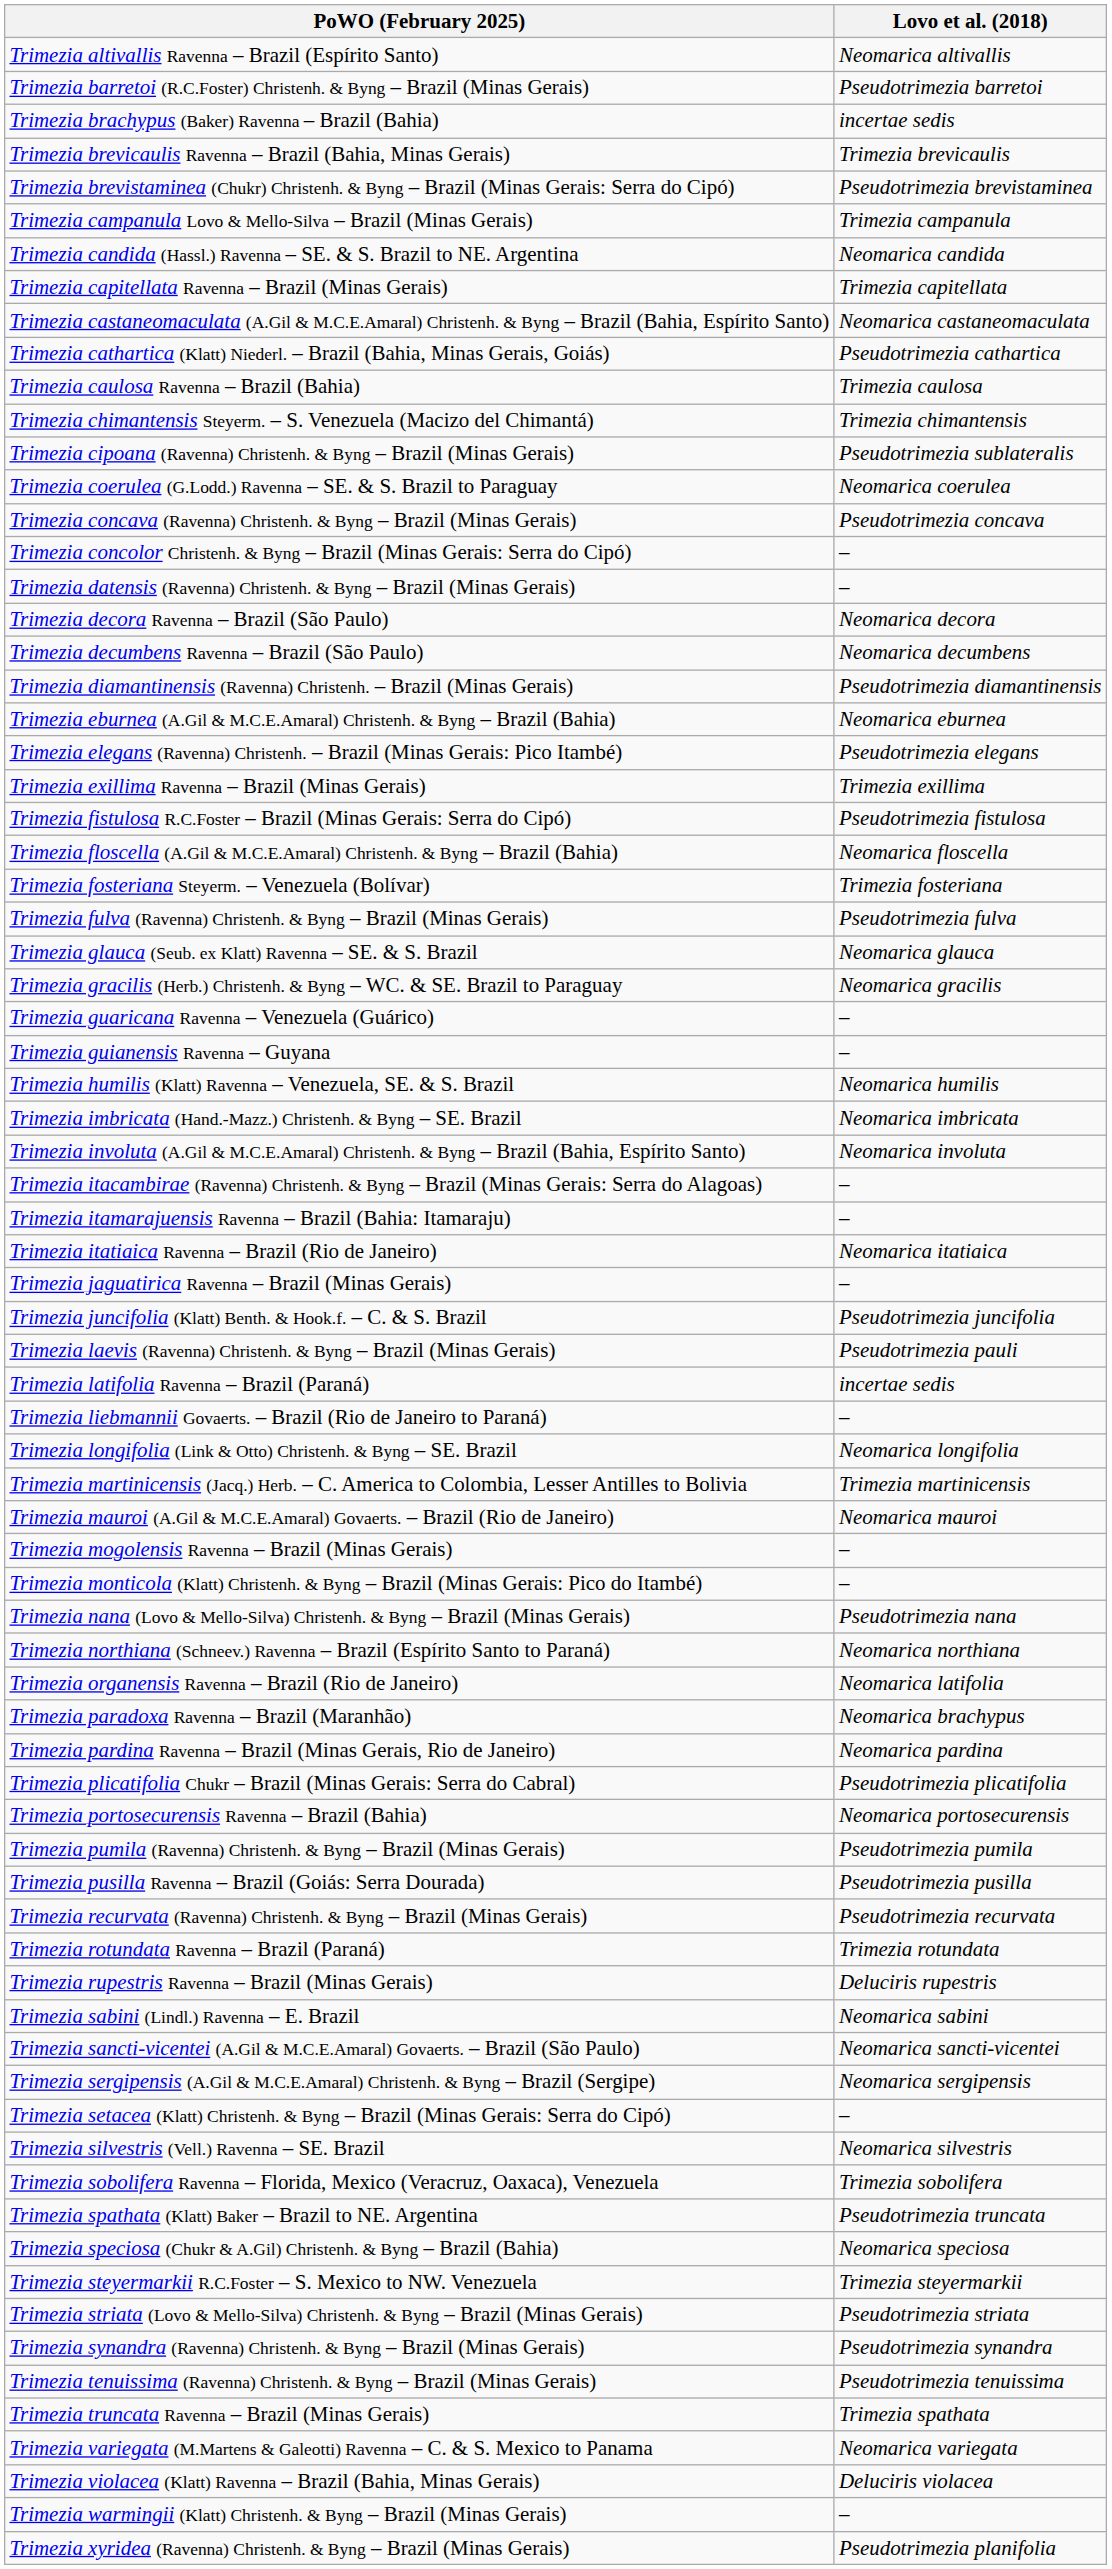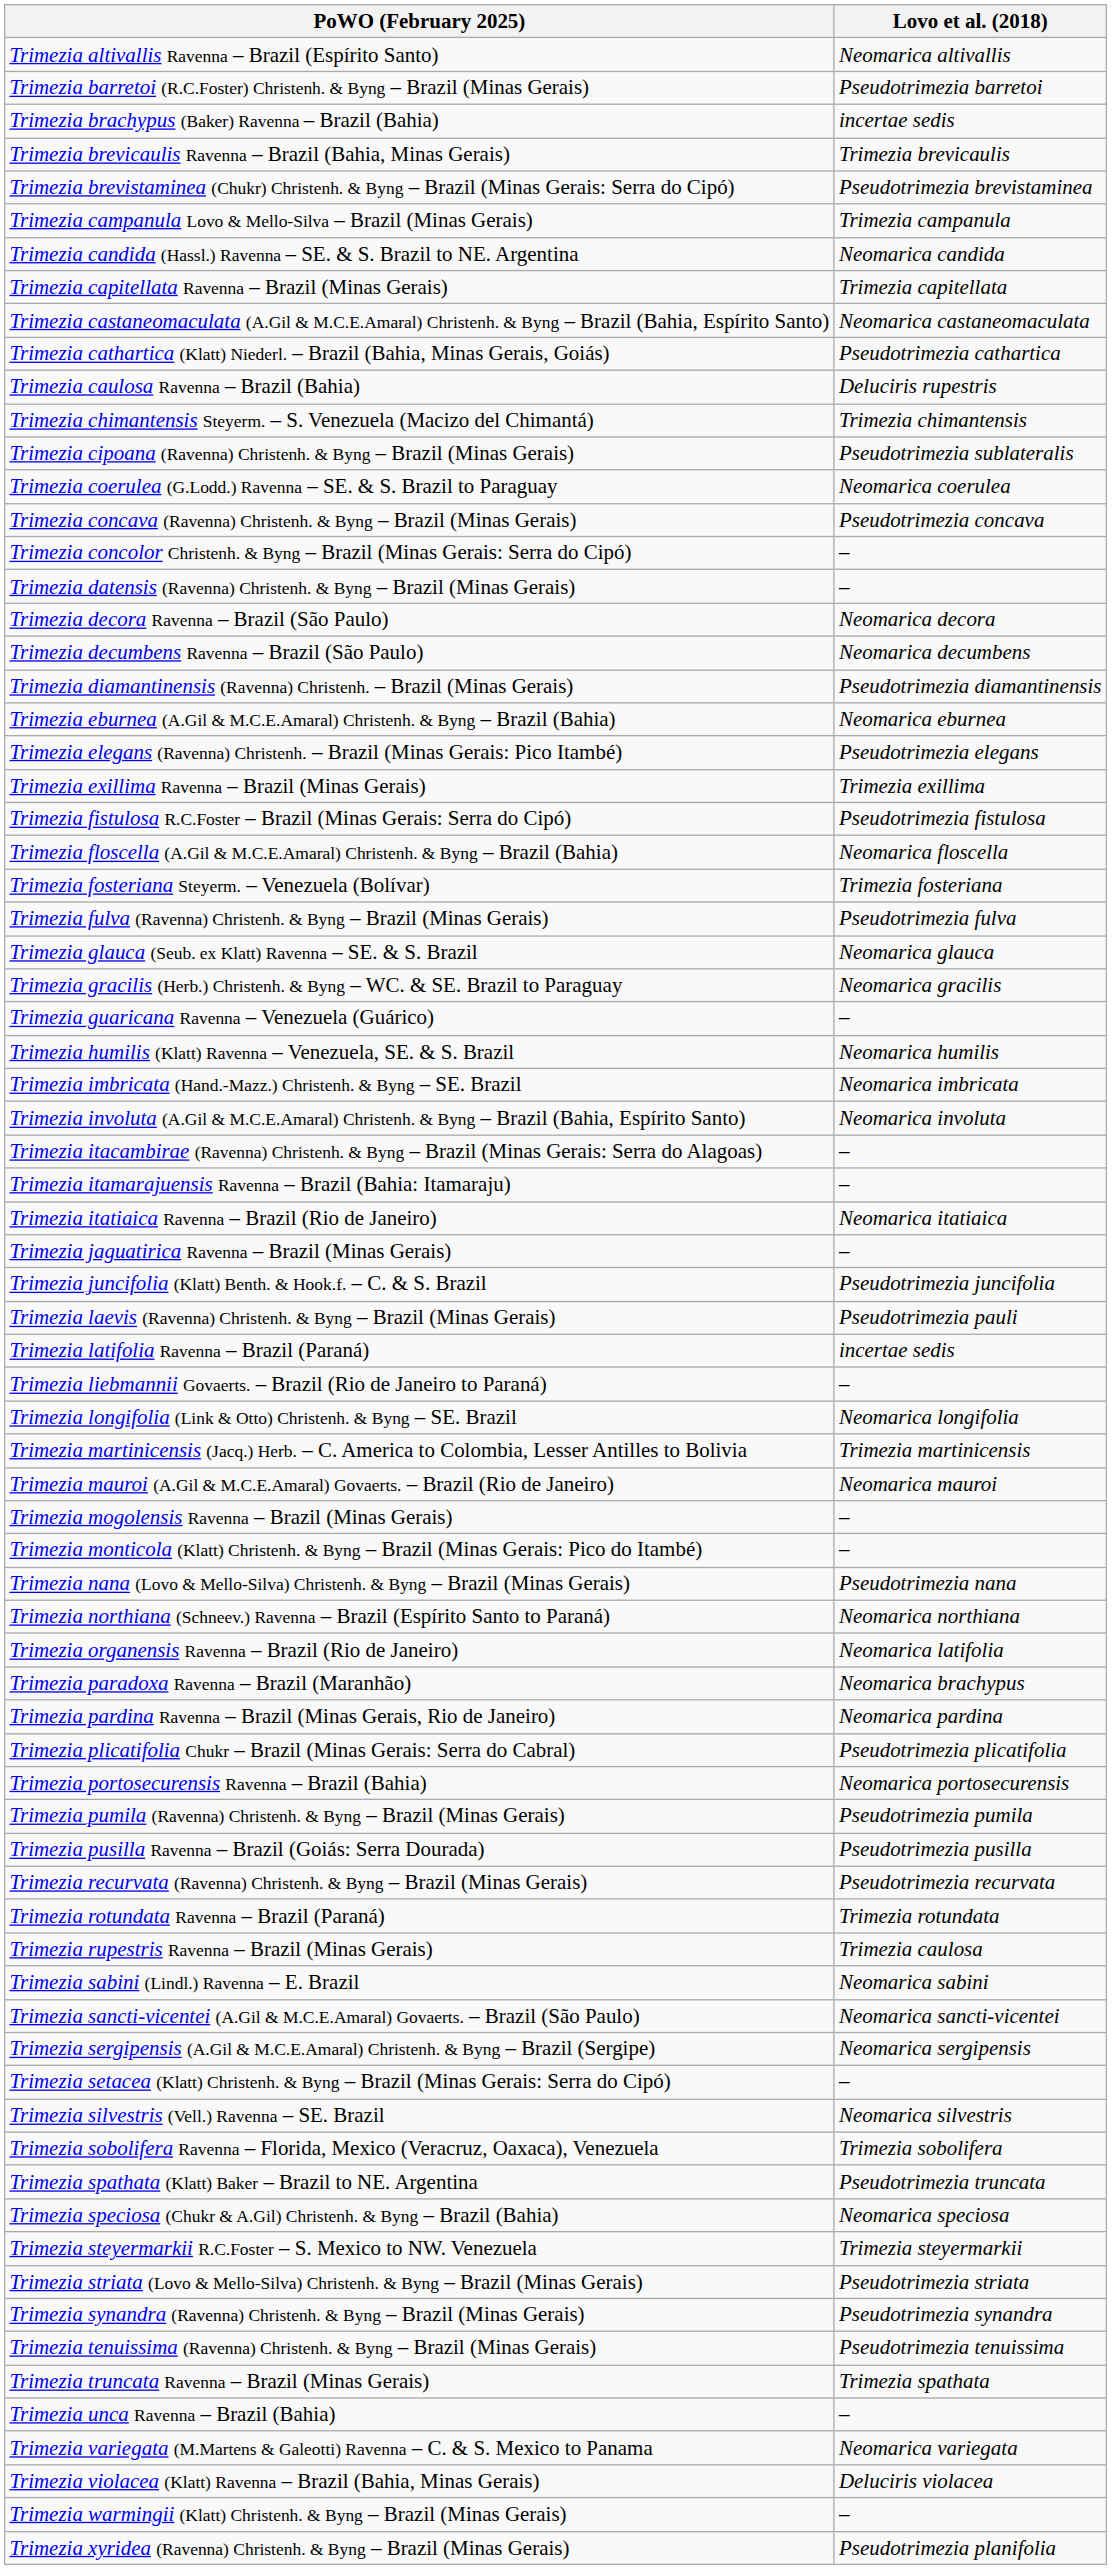(911, 386) Trimezia caulosa -> (918, 386) Deluciris rupestris
- row: (170, 1051)
(918, 1982) Deluciris rupestris -> (911, 1949) Trimezia caulosa
+ row: (172, 2414)
